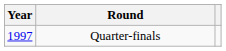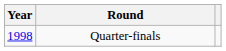(20, 35) 1997 -> (20, 35) 1998
